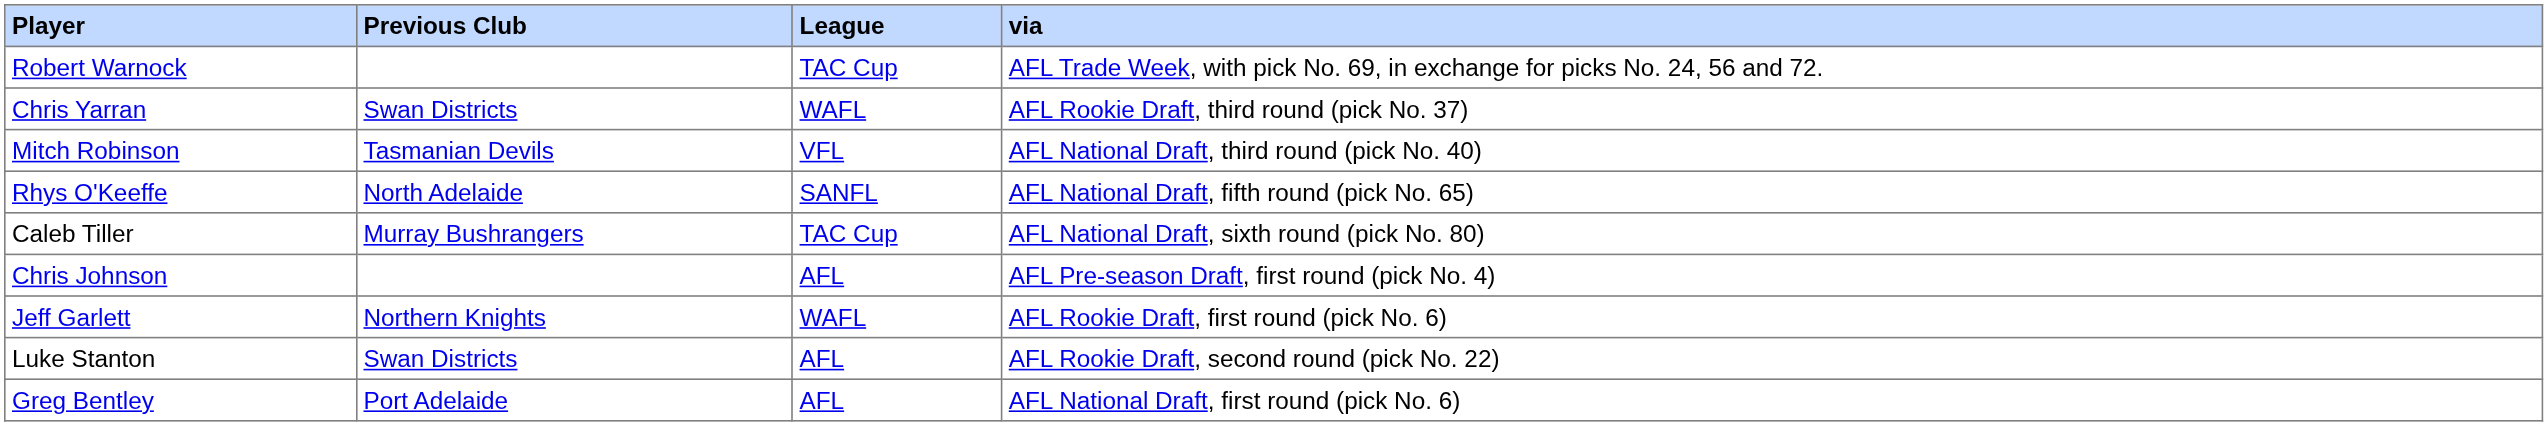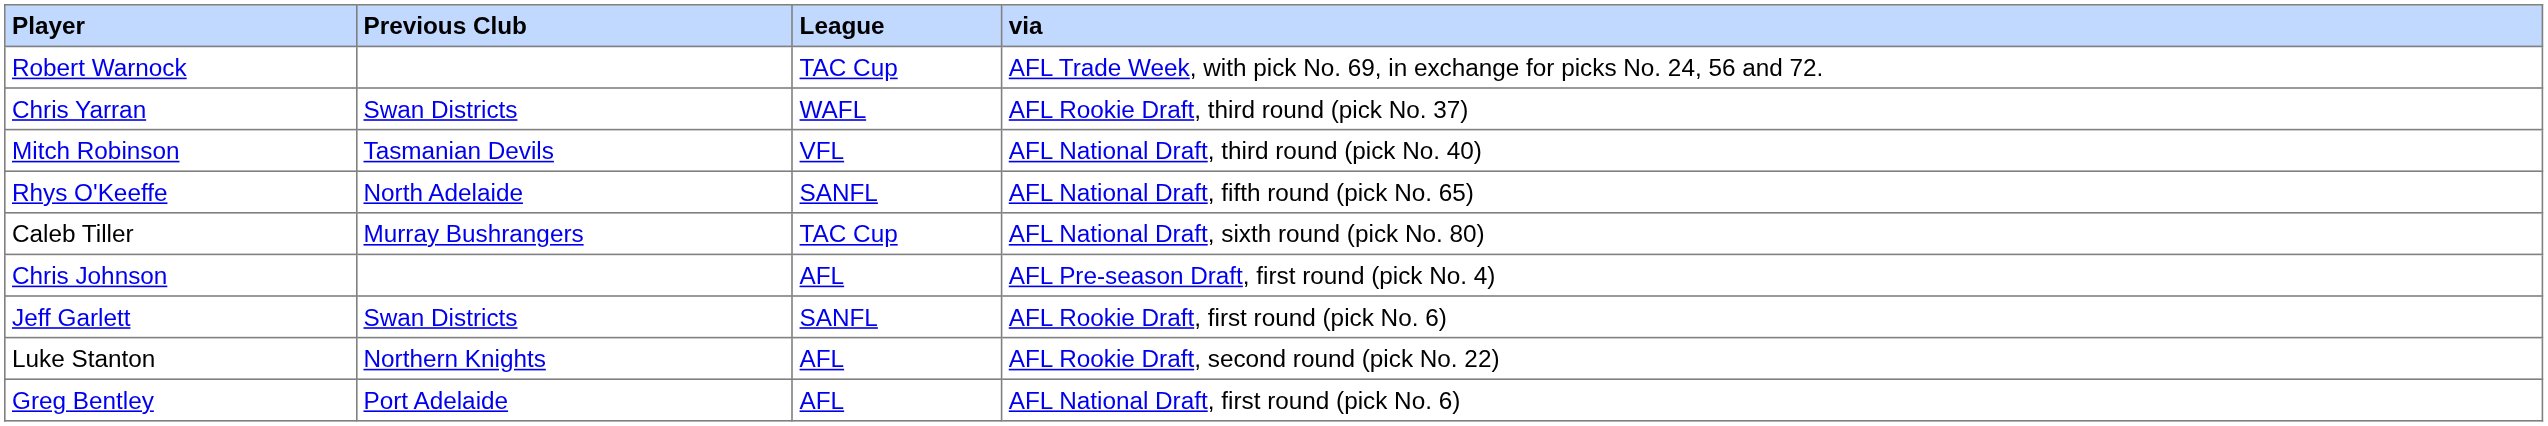(455, 317) Northern Knights -> (440, 317) Swan Districts
(833, 317) WAFL -> (839, 317) SANFL
(440, 358) Swan Districts -> (455, 358) Northern Knights
